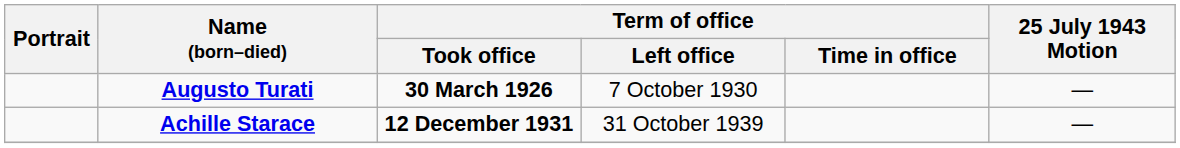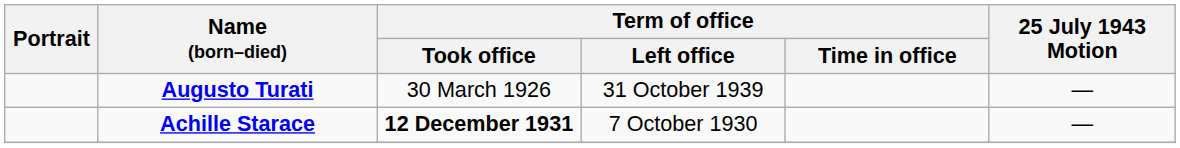(479, 90) bold -> (479, 90) normal
(683, 90) 7 October 1930 -> (683, 90) 31 October 1939
(683, 124) 31 October 1939 -> (683, 124) 7 October 1930
